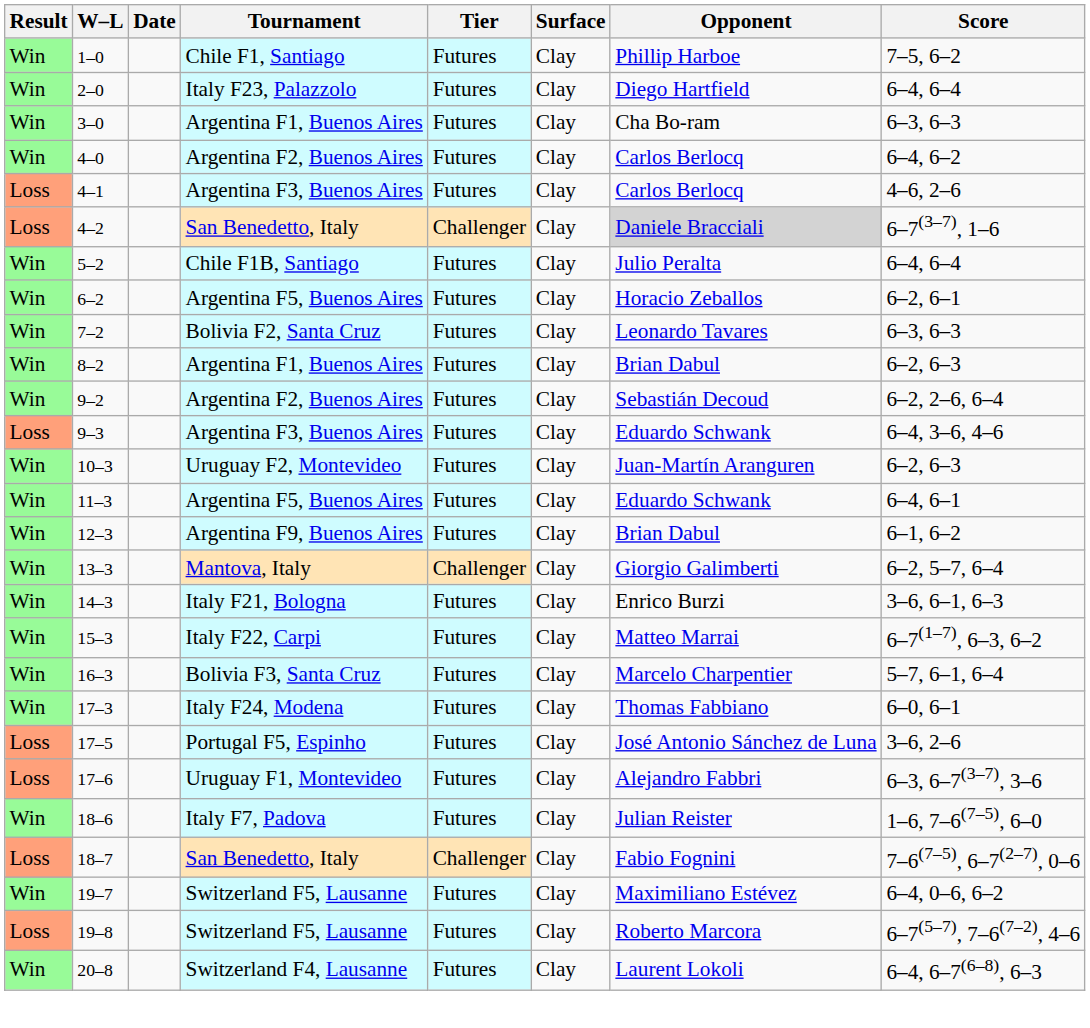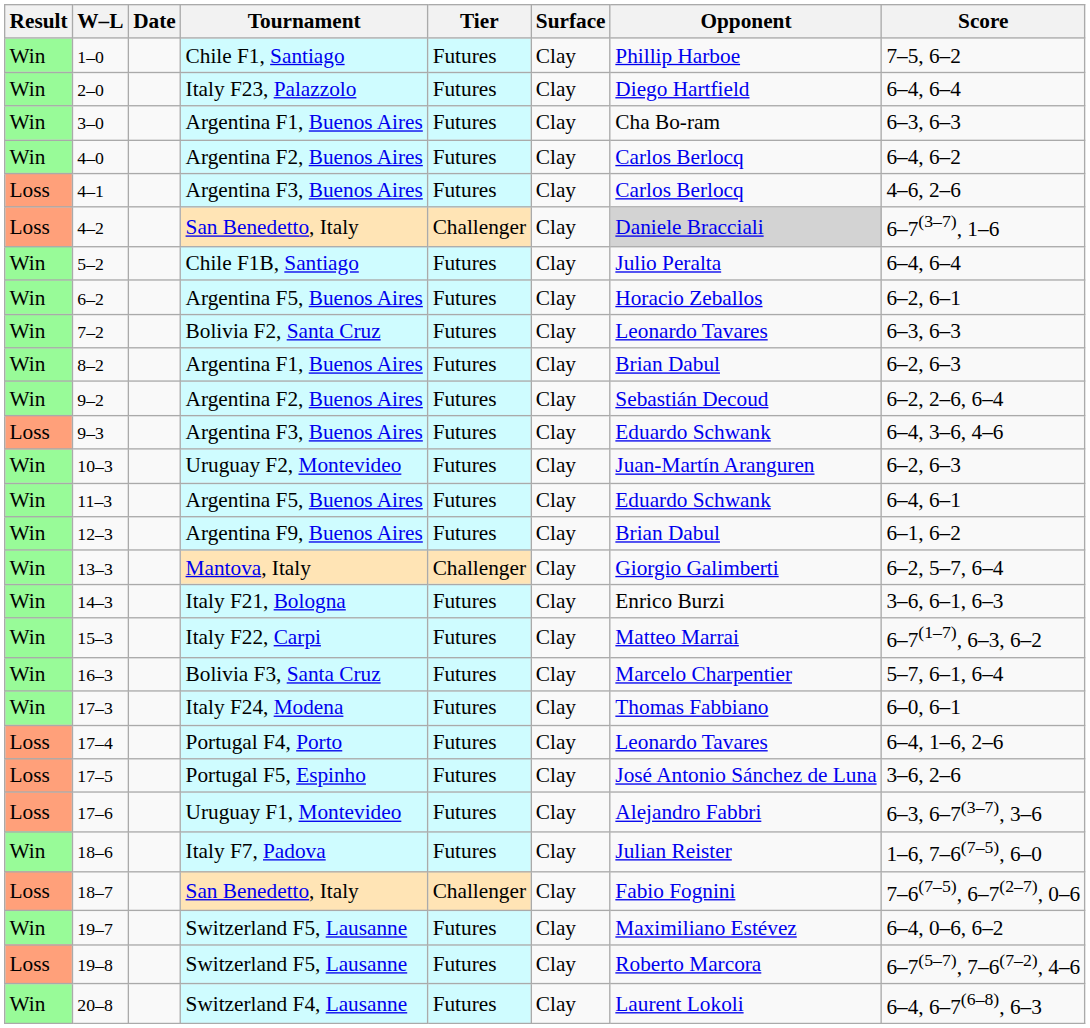+ row: (95, 742)
